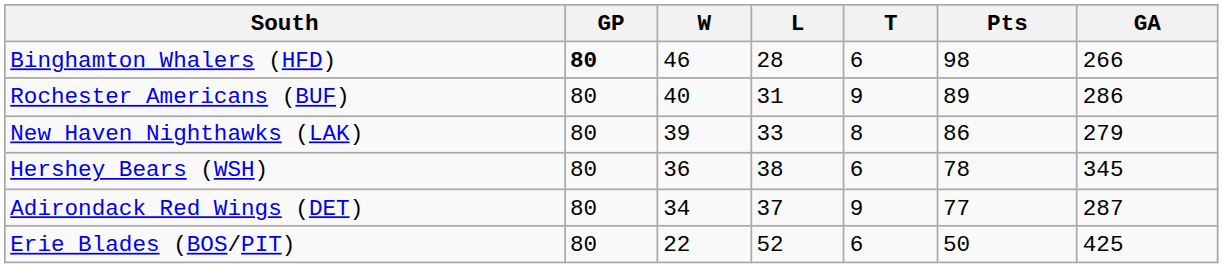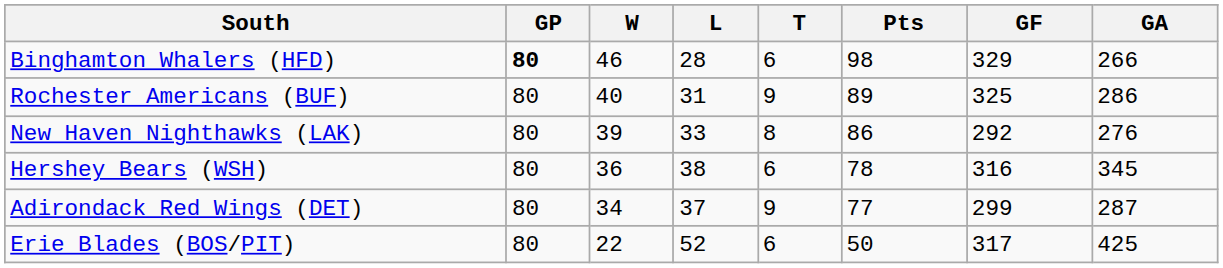+ column: (1029, 23)
(1103, 134) 279 -> (1118, 134) 276
